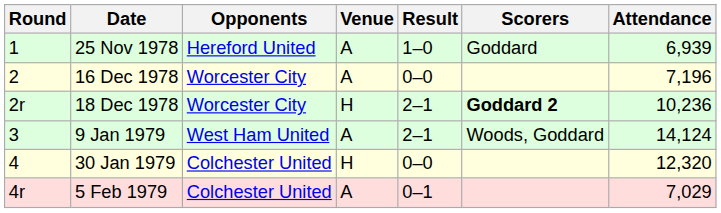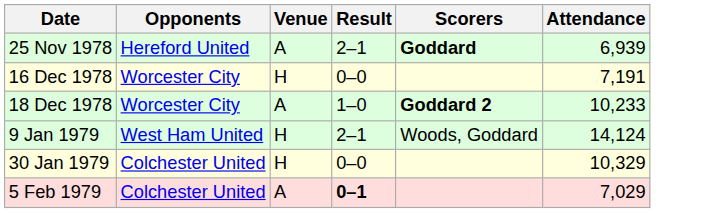- column: (38, 18)
(418, 47) 1–0 -> (351, 47) 2–1
(502, 47) normal -> (438, 47) bold
(346, 76) A -> (281, 76) H
(689, 76) 7,196 -> (623, 76) 7,191
(347, 105) H -> (280, 105) A
(418, 105) 2–1 -> (351, 105) 1–0
(684, 105) 10,236 -> (618, 105) 10,233
(346, 134) A -> (281, 134) H
(684, 163) 12,320 -> (618, 163) 10,329
(418, 192) normal -> (351, 192) bold
